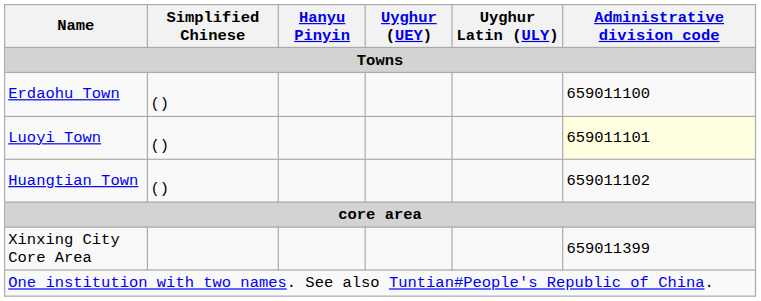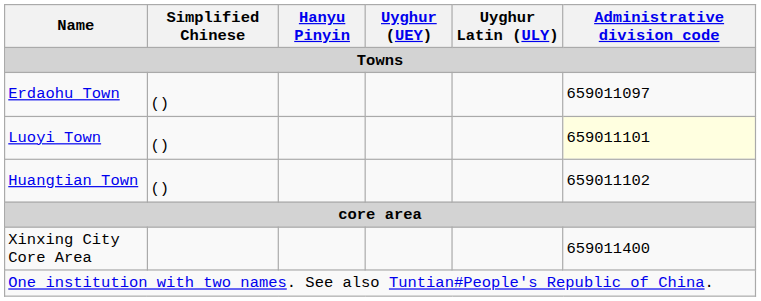(608, 94) 659011100 -> (608, 94) 659011097
(608, 249) 659011399 -> (608, 249) 659011400
